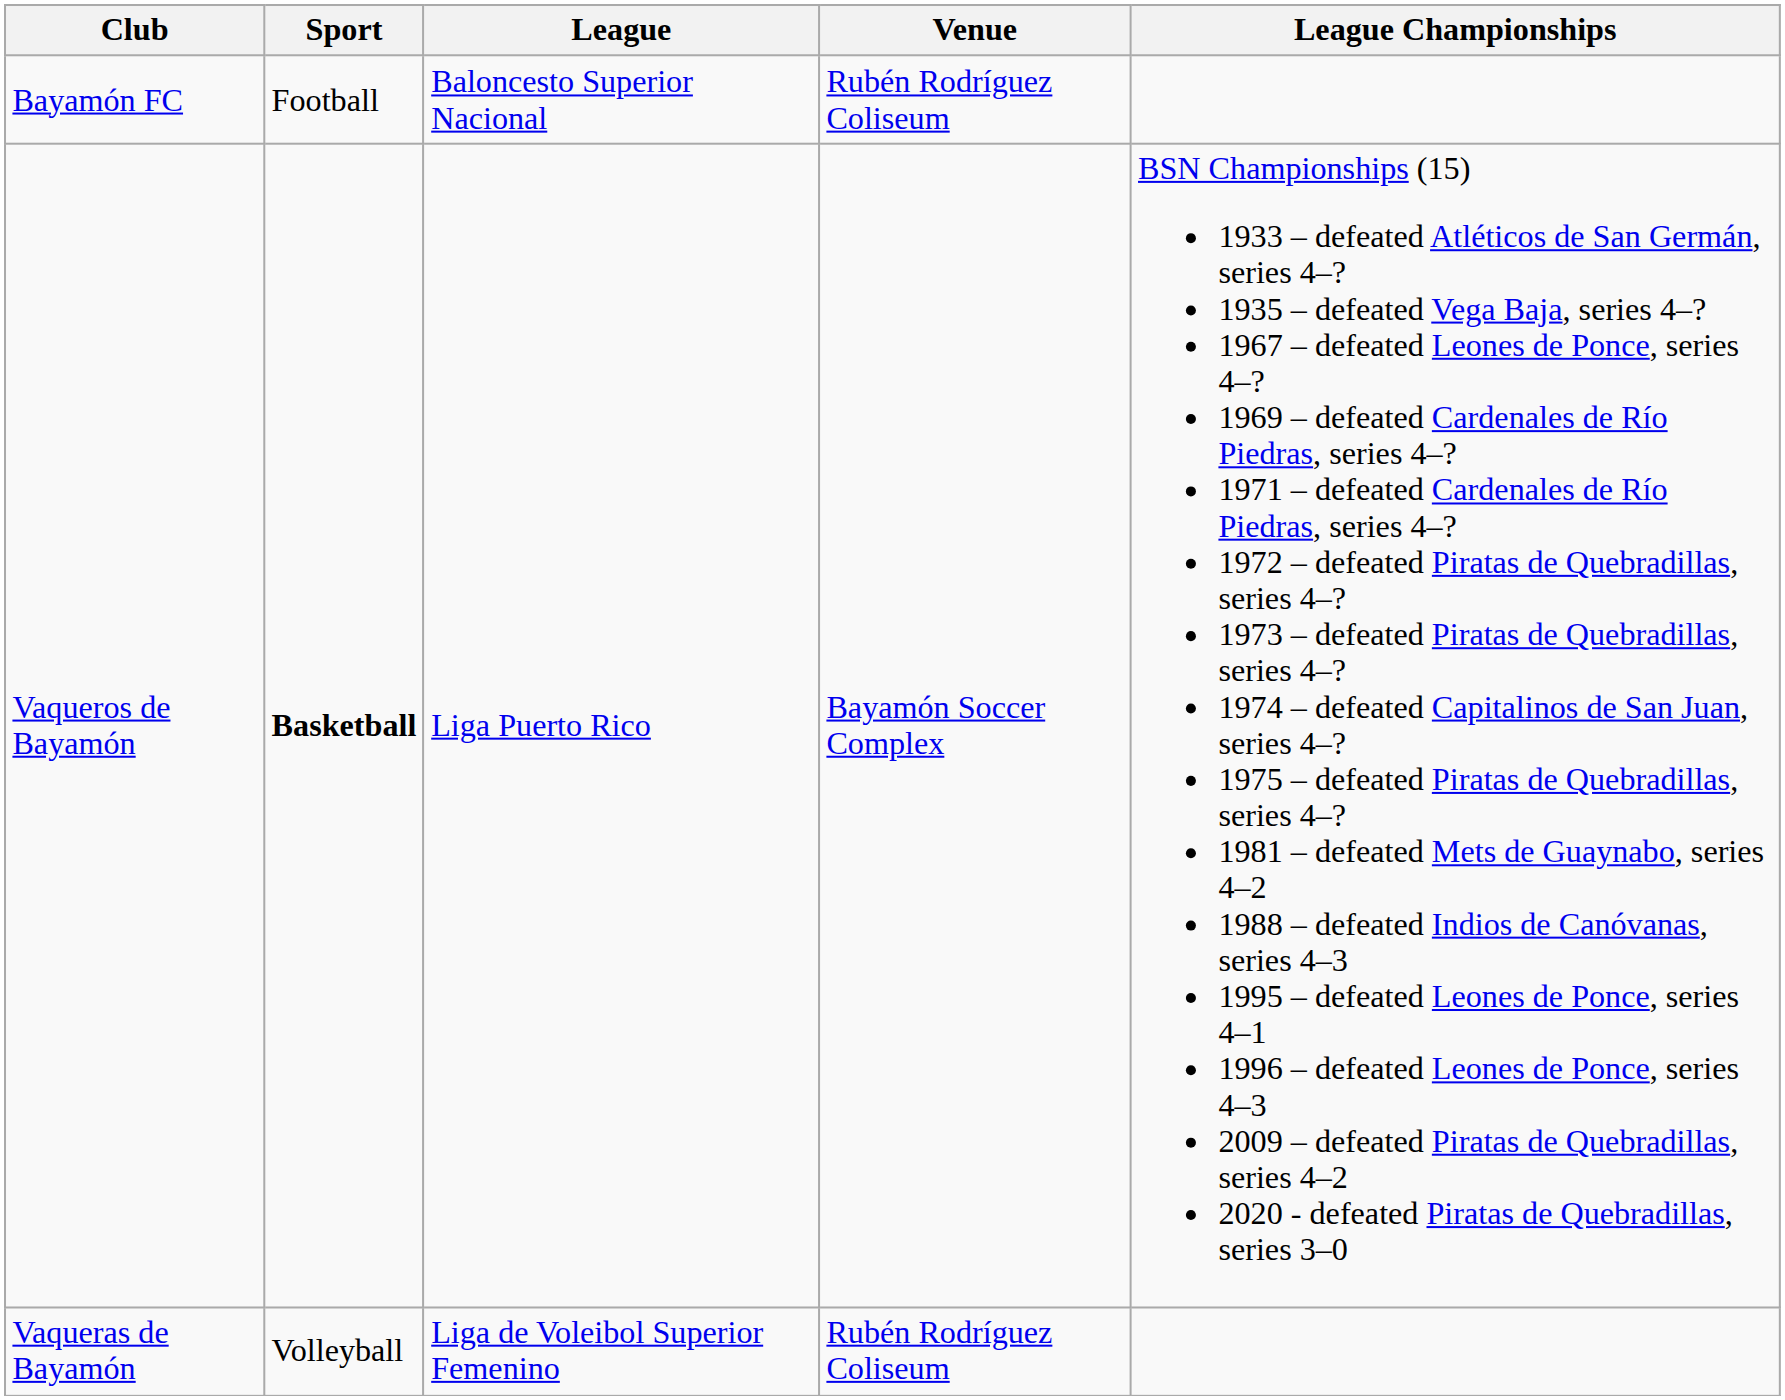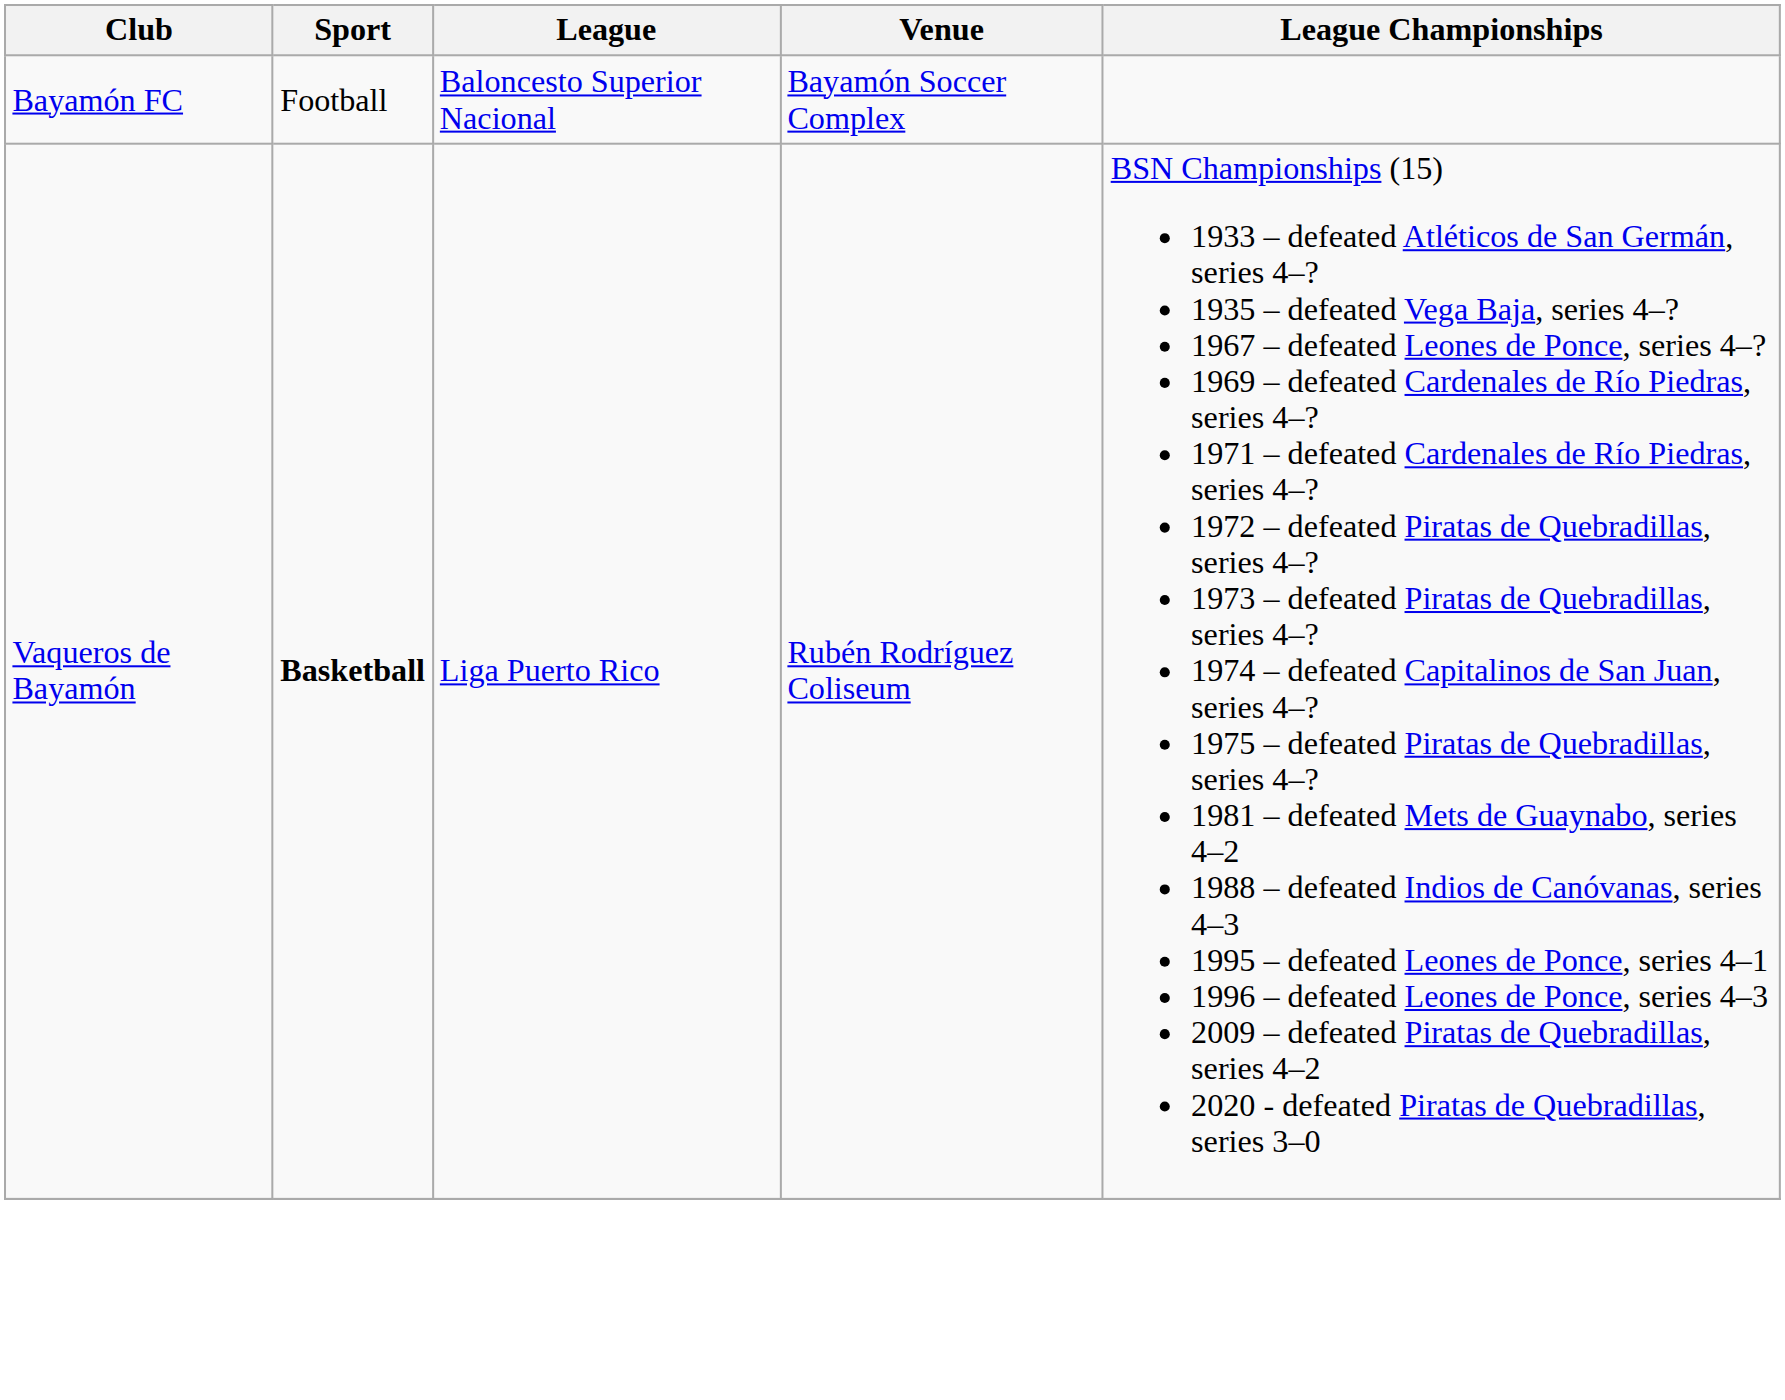(939, 99) Rubén Rodríguez Coliseum -> (897, 99) Bayamón Soccer Complex
(936, 724) Bayamón Soccer Complex -> (900, 670) Rubén Rodríguez Coliseum
- row: (91, 1350)
